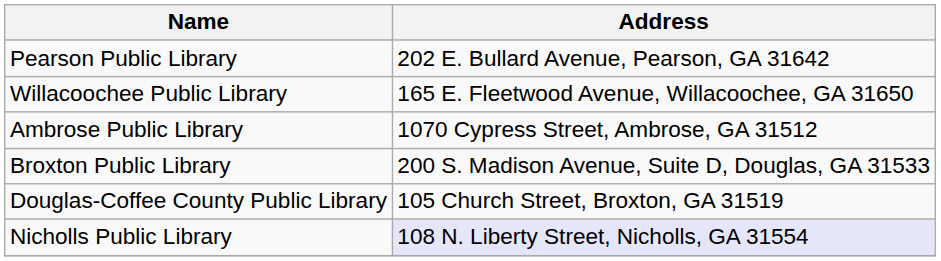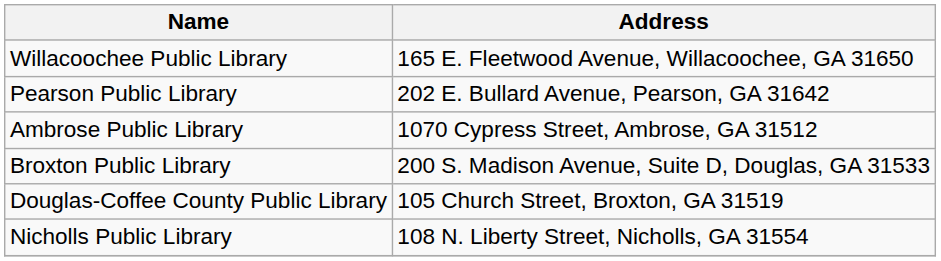rows swapped: (123, 58) <-> (148, 93)
(603, 237) lavender background -> (603, 237) no background
